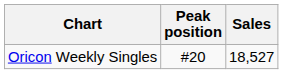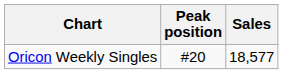(252, 56) 18,527 -> (252, 56) 18,577
